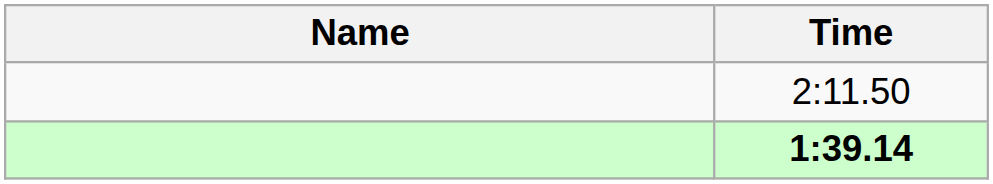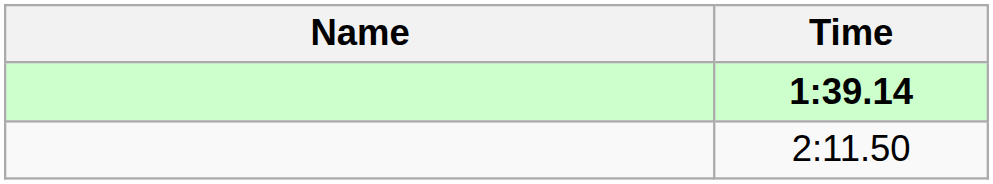rows swapped: (851, 149) <-> (851, 91)
